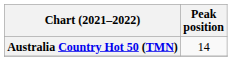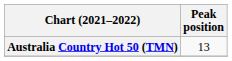(204, 46) 14 -> (204, 46) 13
